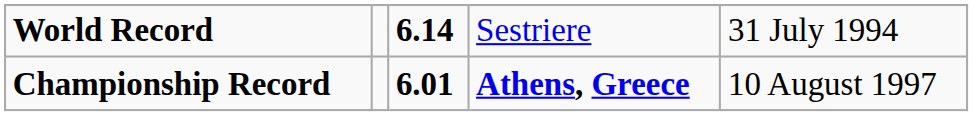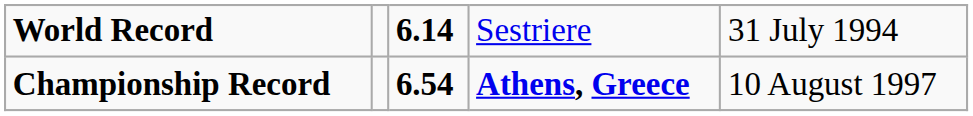(425, 82) 6.01 -> (425, 82) 6.54
